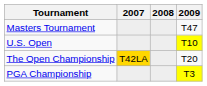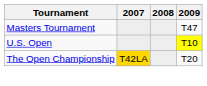- row: (49, 74)
